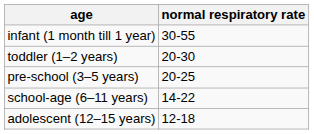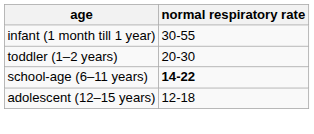- row: (73, 77)
(178, 98) normal -> (178, 77) bold
